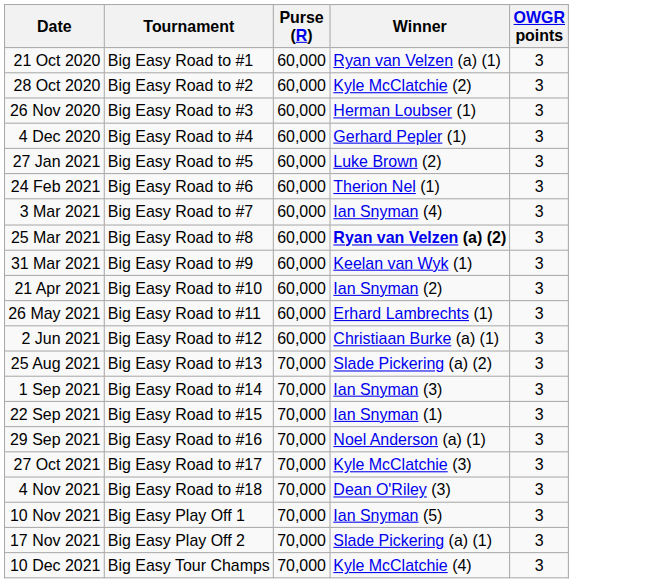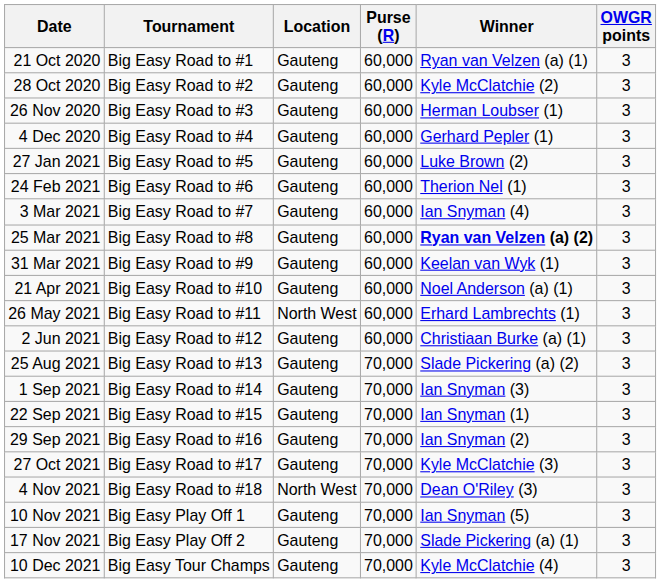+ column: (317, 26)
(388, 288) Ian Snyman (2) -> (496, 288) Noel Anderson (a) (1)
(410, 439) Noel Anderson (a) (1) -> (475, 439) Ian Snyman (2)
